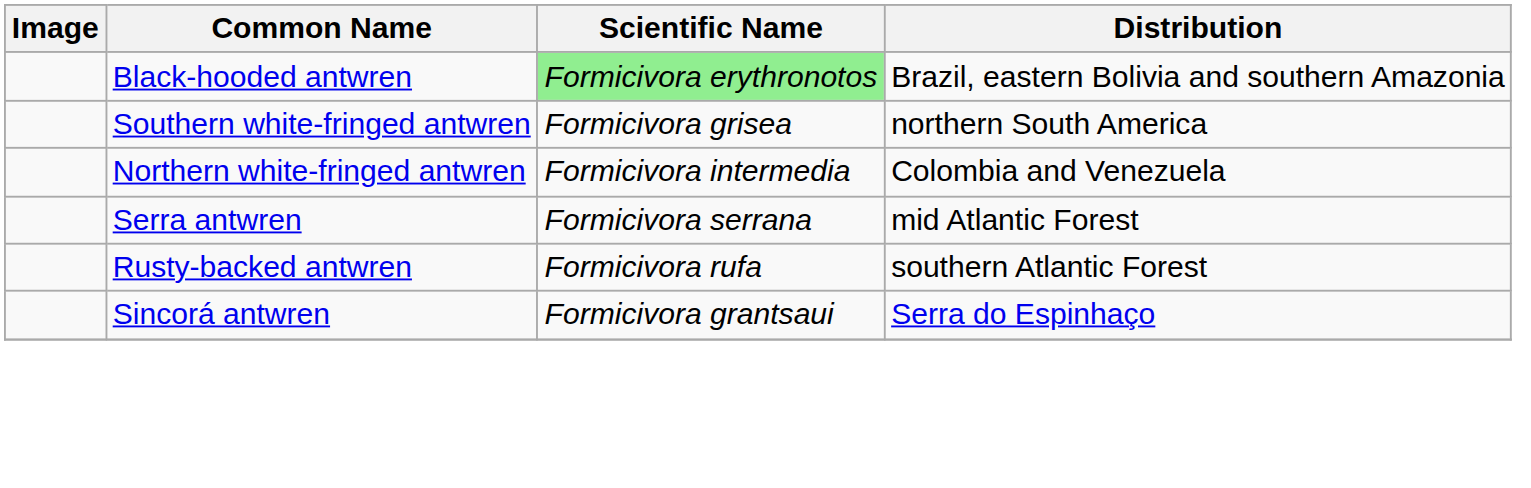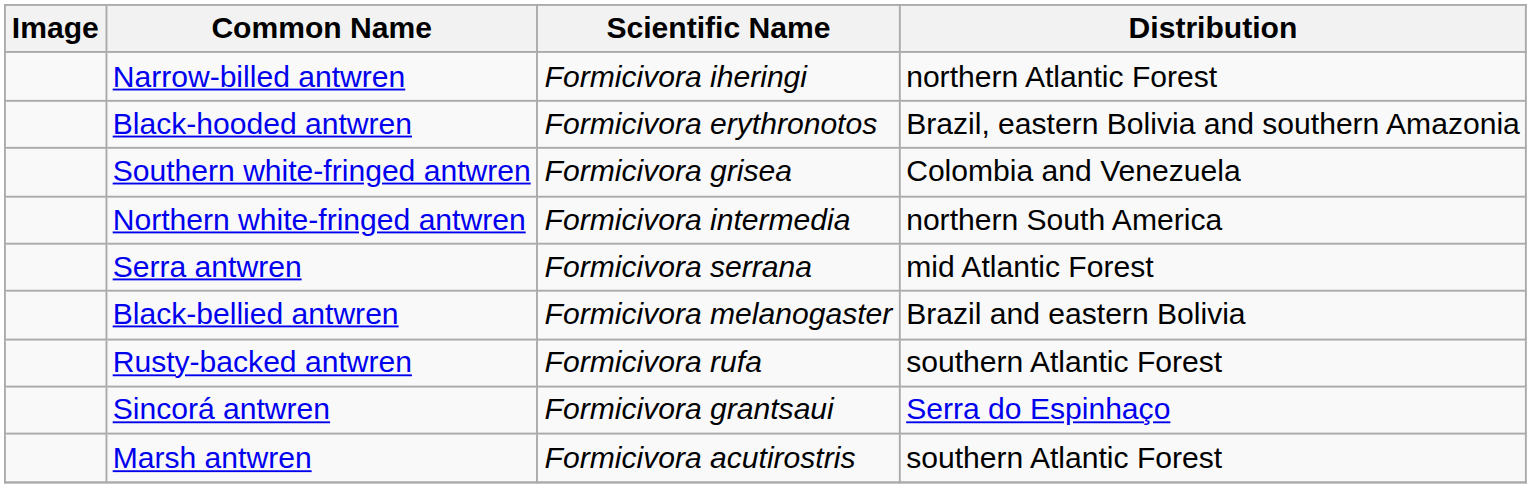+ row: (259, 76)
(711, 76) lightgreen background -> (711, 123) no background
(1049, 123) northern South America -> (1073, 171) Colombia and Venezuela
(1058, 171) Colombia and Venezuela -> (1064, 219) northern South America
+ row: (256, 314)
+ row: (212, 457)
